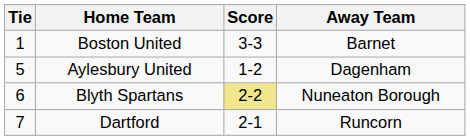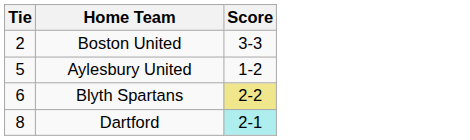- column: (371, 17)
(20, 43) 1 -> (20, 43) 2
(20, 122) 7 -> (20, 122) 8
(250, 122) no background -> (250, 122) paleturquoise background
